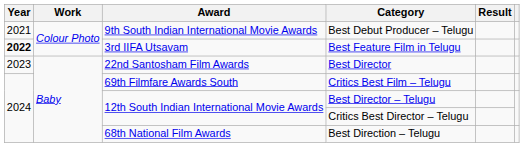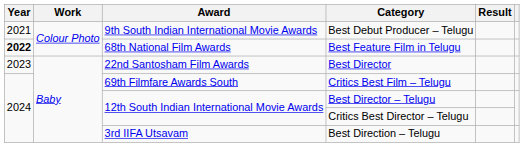(146, 47) 3rd IIFA Utsavam -> (168, 47) 68th National Film Awards
(168, 133) 68th National Film Awards -> (146, 133) 3rd IIFA Utsavam
